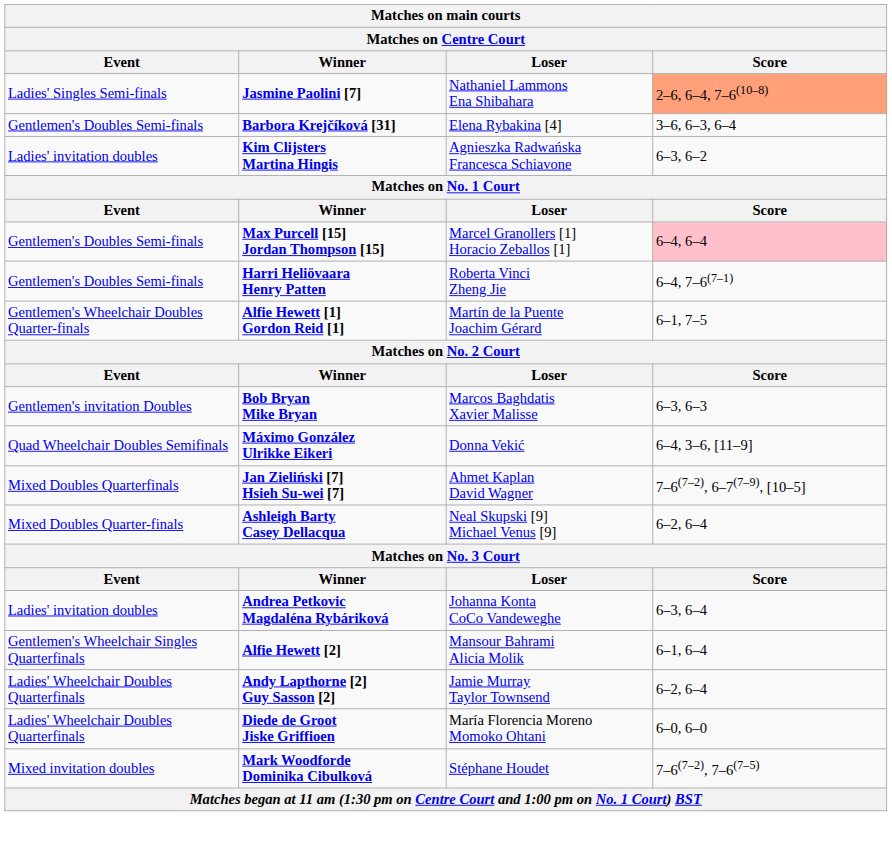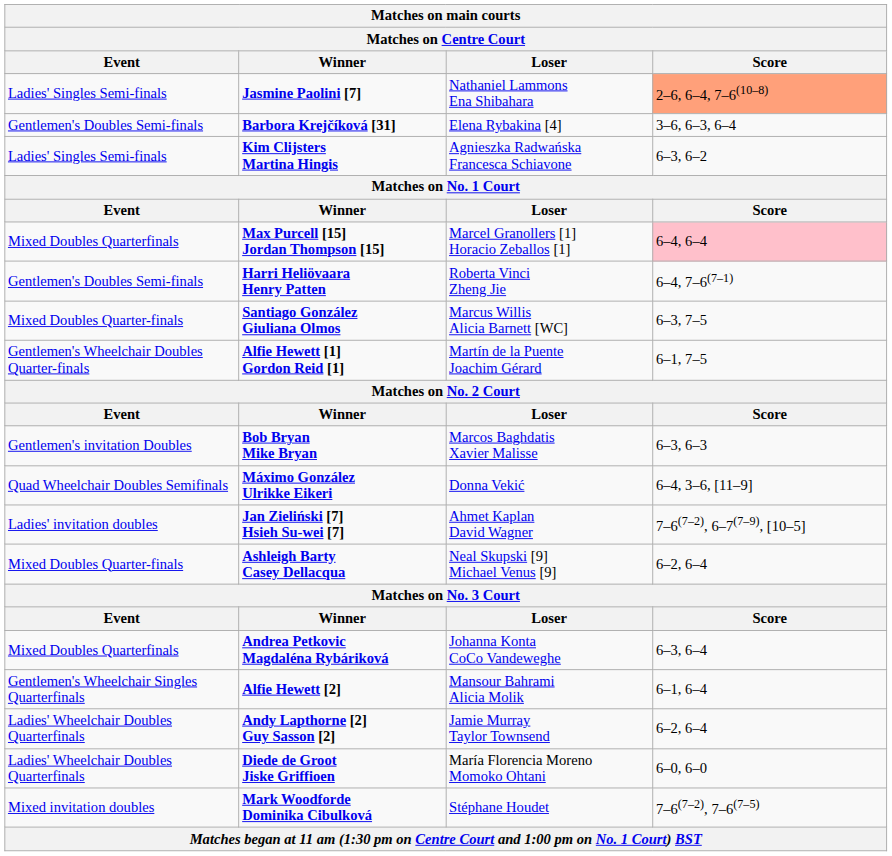(83, 156) Ladies' invitation doubles -> (87, 156) Ladies' Singles Semi-finals
(106, 241) Gentlemen's Doubles Semi-finals -> (93, 241) Mixed Doubles Quarterfinals
+ row: (300, 320)
(93, 485) Mixed Doubles Quarterfinals -> (83, 524) Ladies' invitation doubles
(83, 610) Ladies' invitation doubles -> (93, 649) Mixed Doubles Quarterfinals
